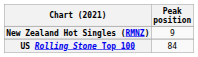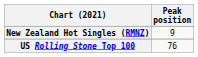(172, 46) 84 -> (172, 46) 76
